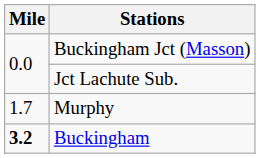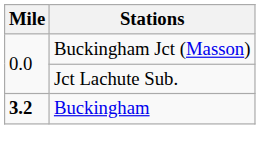- row: (84, 108)
